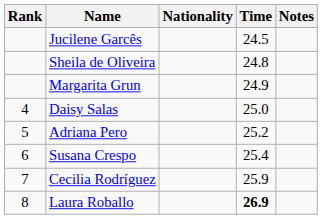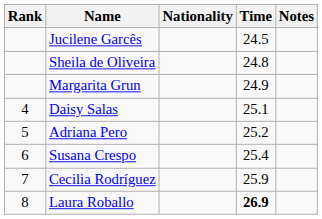(256, 109) 25.0 -> (256, 109) 25.1
